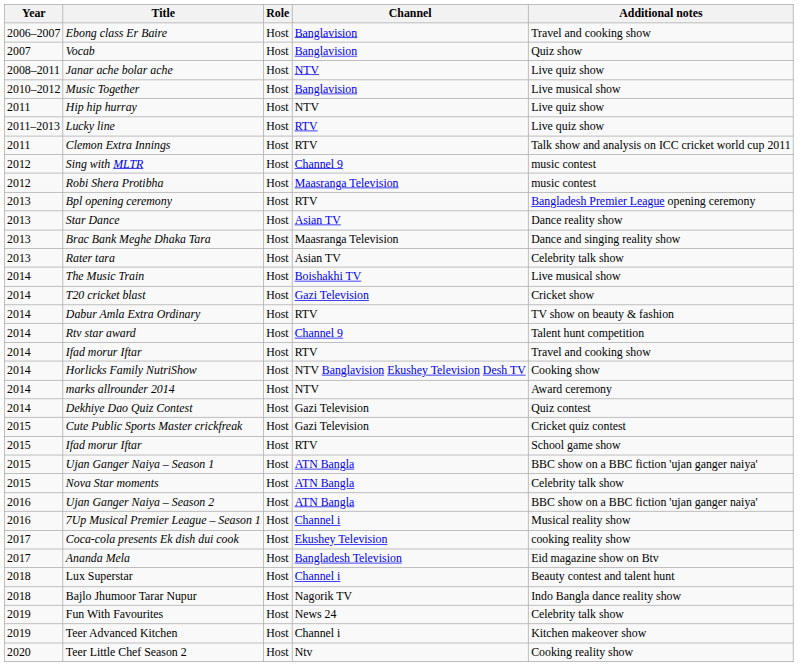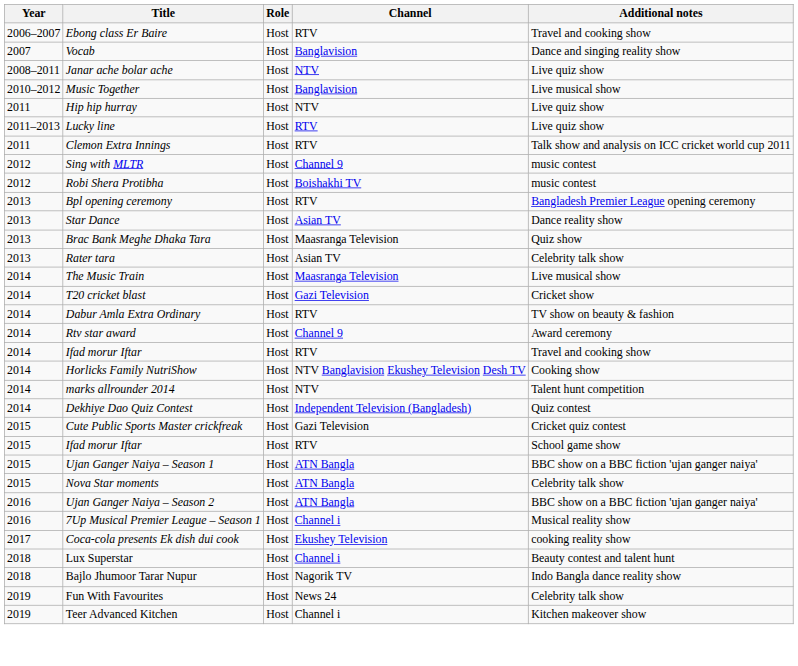(326, 32) Banglavision -> (306, 32) RTV
(557, 51) Quiz show -> (606, 51) Dance and singing reality show
(347, 182) Maasranga Television -> (328, 182) Boishakhi TV
(606, 239) Dance and singing reality show -> (557, 239) Quiz show
(328, 276) Boishakhi TV -> (347, 276) Maasranga Television
(588, 333) Talent hunt competition -> (572, 333) Award ceremony
(572, 389) Award ceremony -> (588, 389) Talent hunt competition
(332, 408) Gazi Television -> (383, 408) Independent Television (Bangladesh)
- row: (19, 558)
- row: (19, 652)
